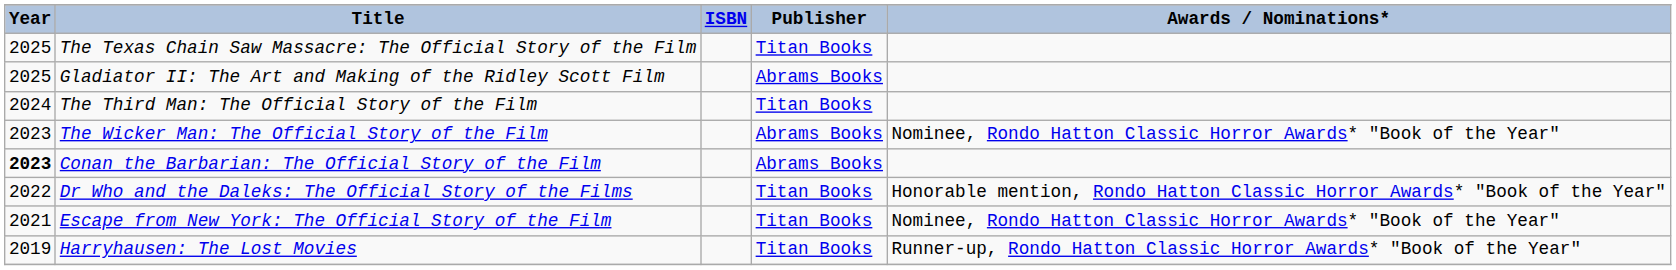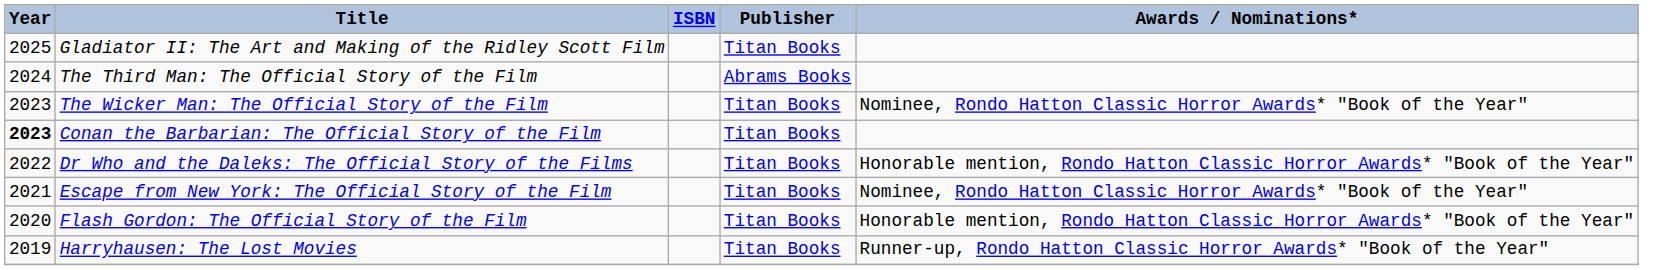- row: (378, 48)
(819, 77) Abrams Books -> (782, 48) Titan Books
(814, 106) Titan Books -> (787, 77) Abrams Books
(819, 134) Abrams Books -> (782, 106) Titan Books
(819, 163) Abrams Books -> (782, 134) Titan Books
+ row: (293, 221)
